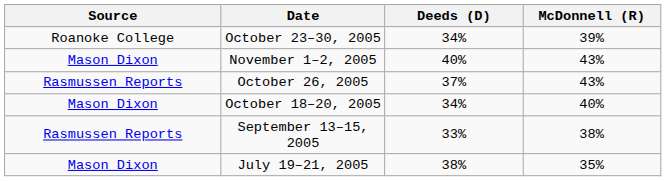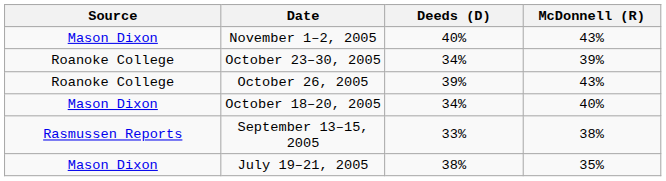rows swapped: (303, 60) <-> (303, 38)
(113, 82) Rasmussen Reports -> (113, 82) Roanoke College
(454, 82) 37% -> (454, 82) 39%
